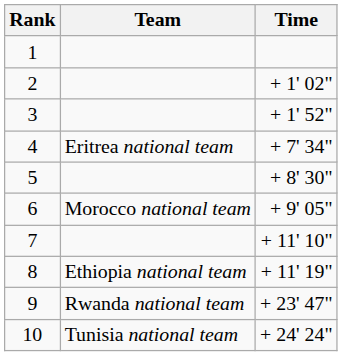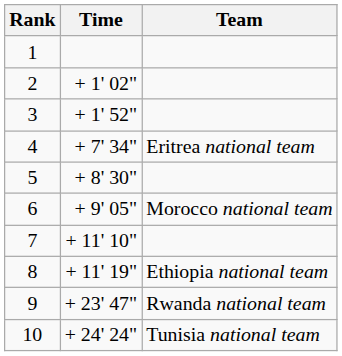columns swapped: (158, 20) <-> (296, 20)
